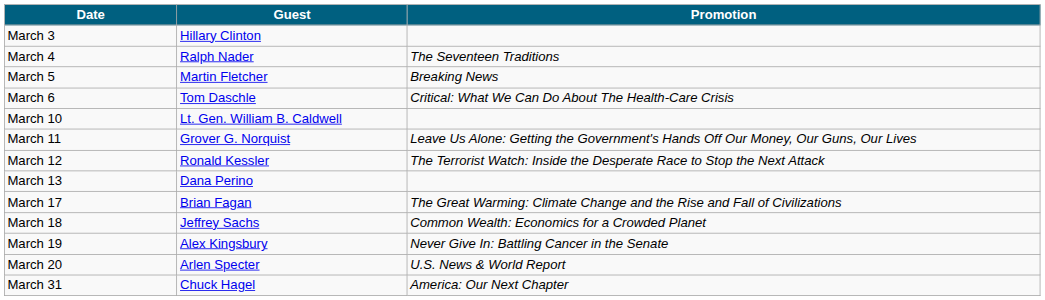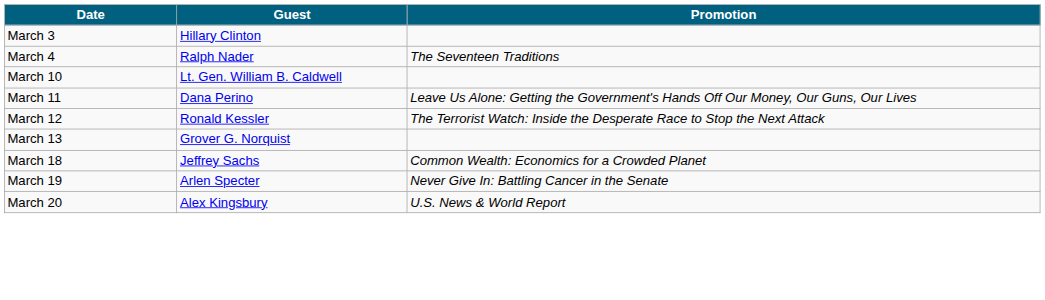- row: (31, 77)
- row: (31, 98)
(235, 139) Grover G. Norquist -> (217, 98) Dana Perino
(217, 181) Dana Perino -> (235, 139) Grover G. Norquist
- row: (35, 202)
(224, 243) Alex Kingsbury -> (220, 181) Arlen Specter
(220, 264) Arlen Specter -> (224, 202) Alex Kingsbury
- row: (35, 285)
